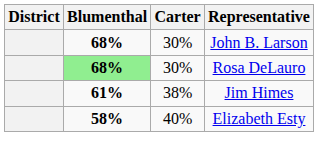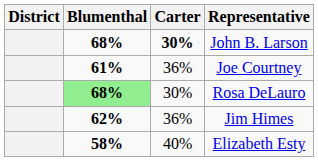(178, 42) normal -> (178, 42) bold
+ row: (259, 67)
(107, 93) 61% -> (107, 118) 62%
(178, 93) 38% -> (178, 118) 36%
